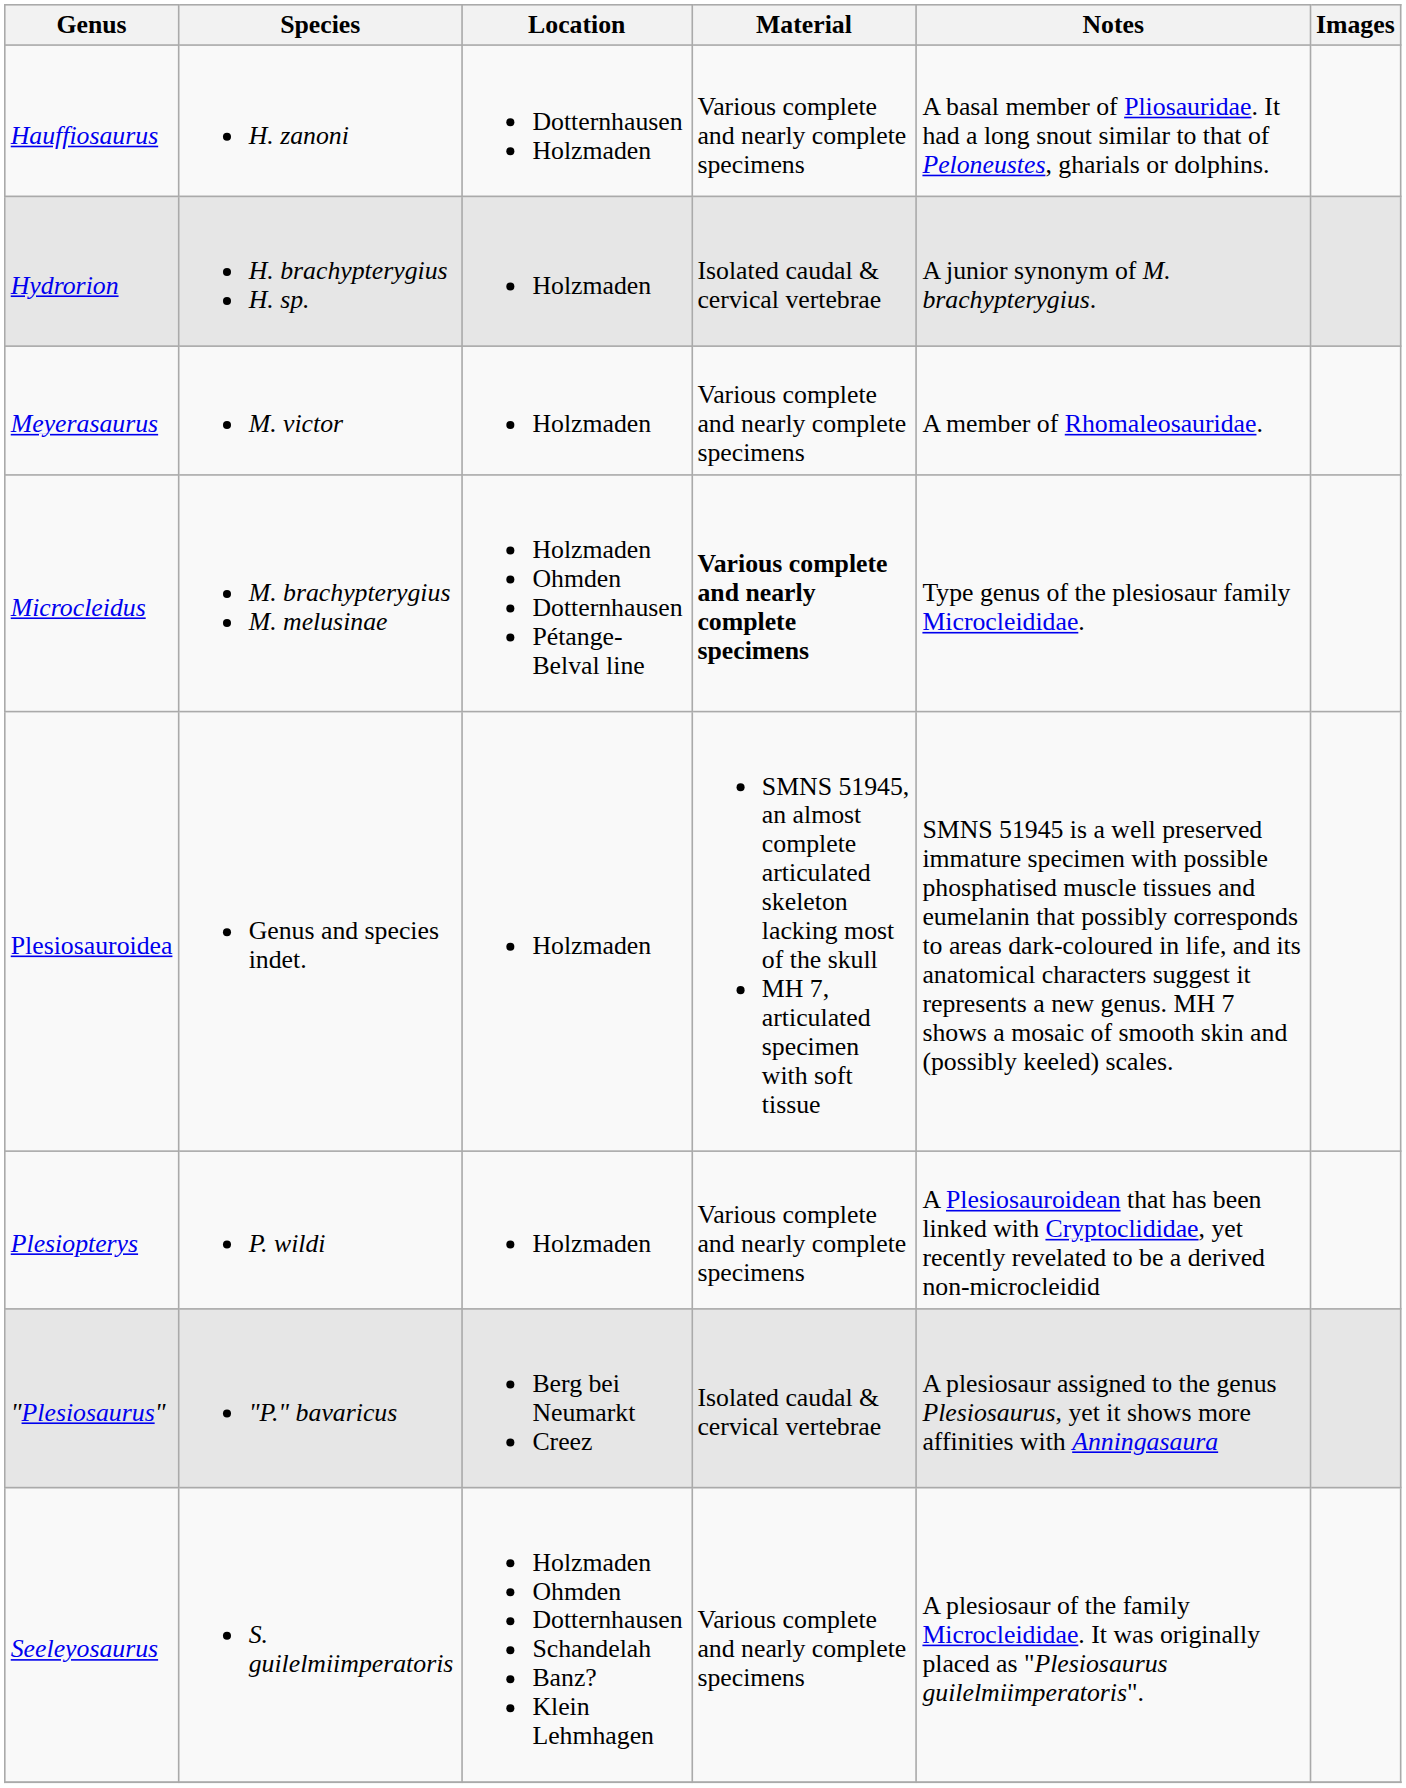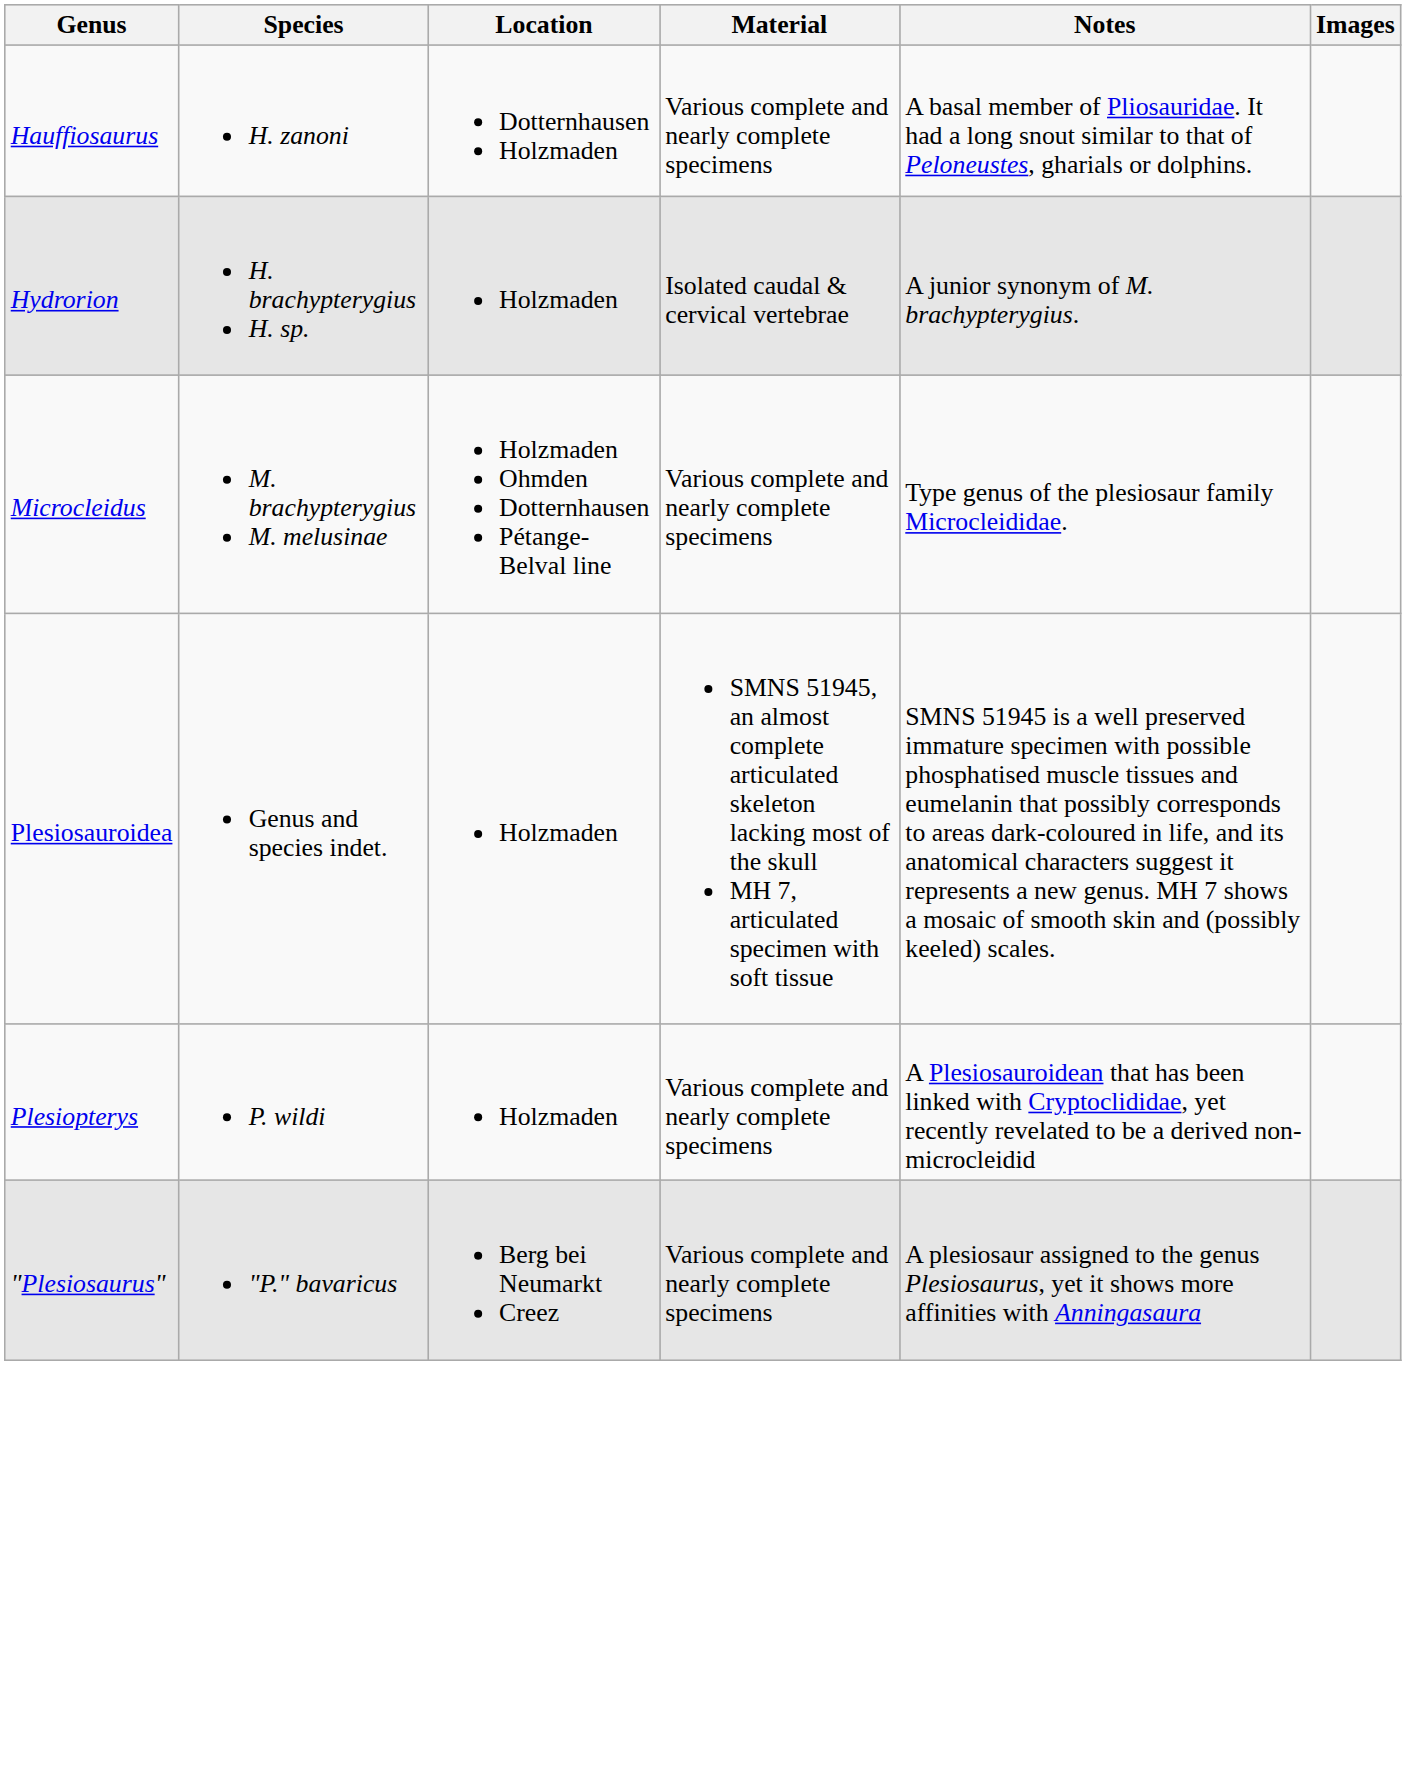- row: (84, 424)
(792, 606) bold -> (777, 508) normal
(789, 1412) Isolated caudal & cervical vertebrae -> (777, 1284) Various complete and nearly complete specimens
- row: (84, 1649)
